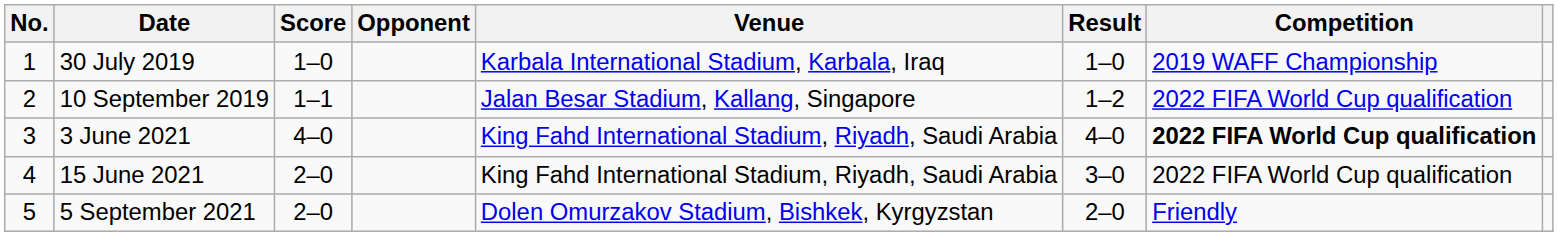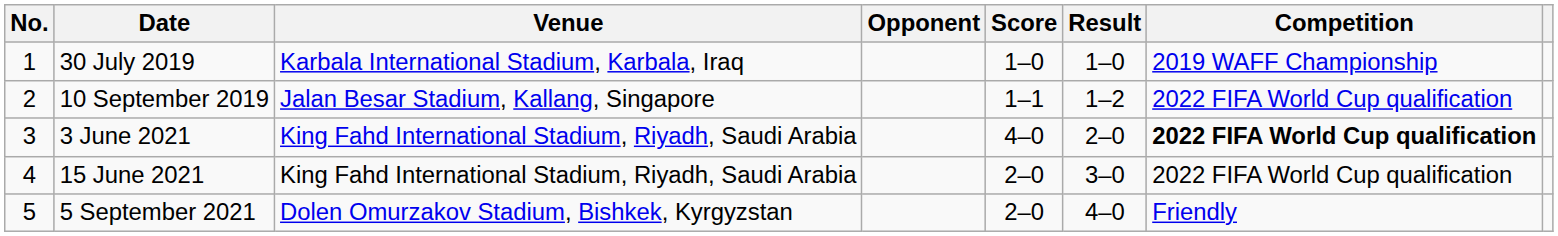columns swapped: (769, 23) <-> (313, 23)
(1105, 136) 4–0 -> (1105, 136) 2–0
(1105, 212) 2–0 -> (1105, 212) 4–0
